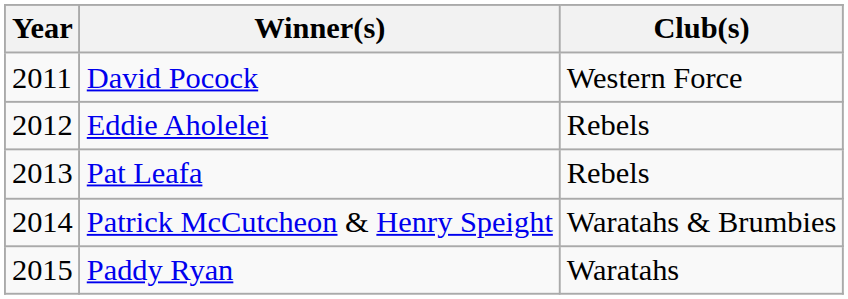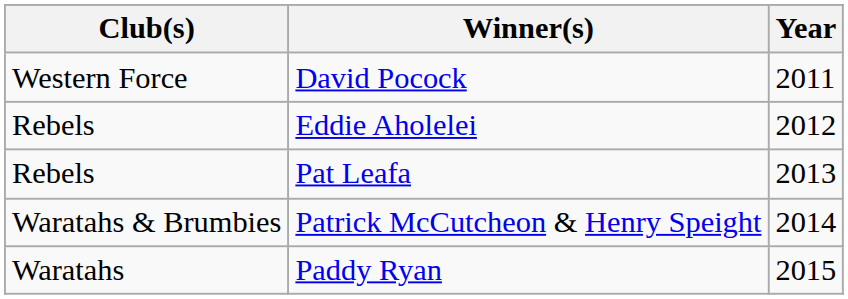columns swapped: (42, 28) <-> (702, 28)
